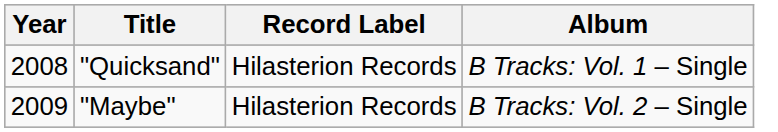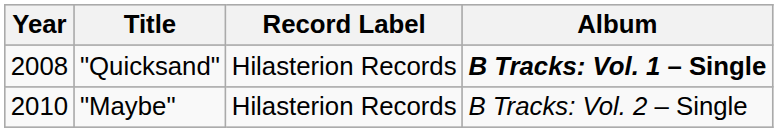(608, 65) normal -> (617, 65) bold
(39, 106) 2009 -> (39, 106) 2010
